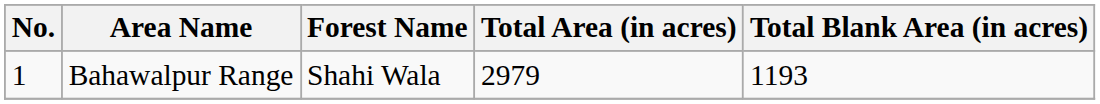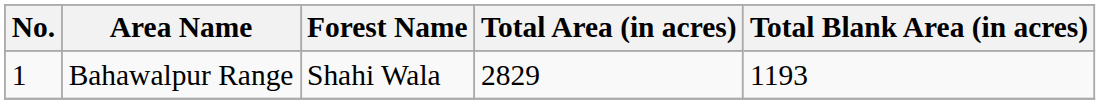(511, 74) 2979 -> (511, 74) 2829
